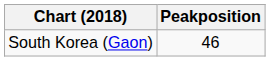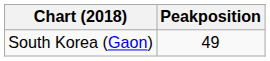(211, 42) 46 -> (211, 42) 49
